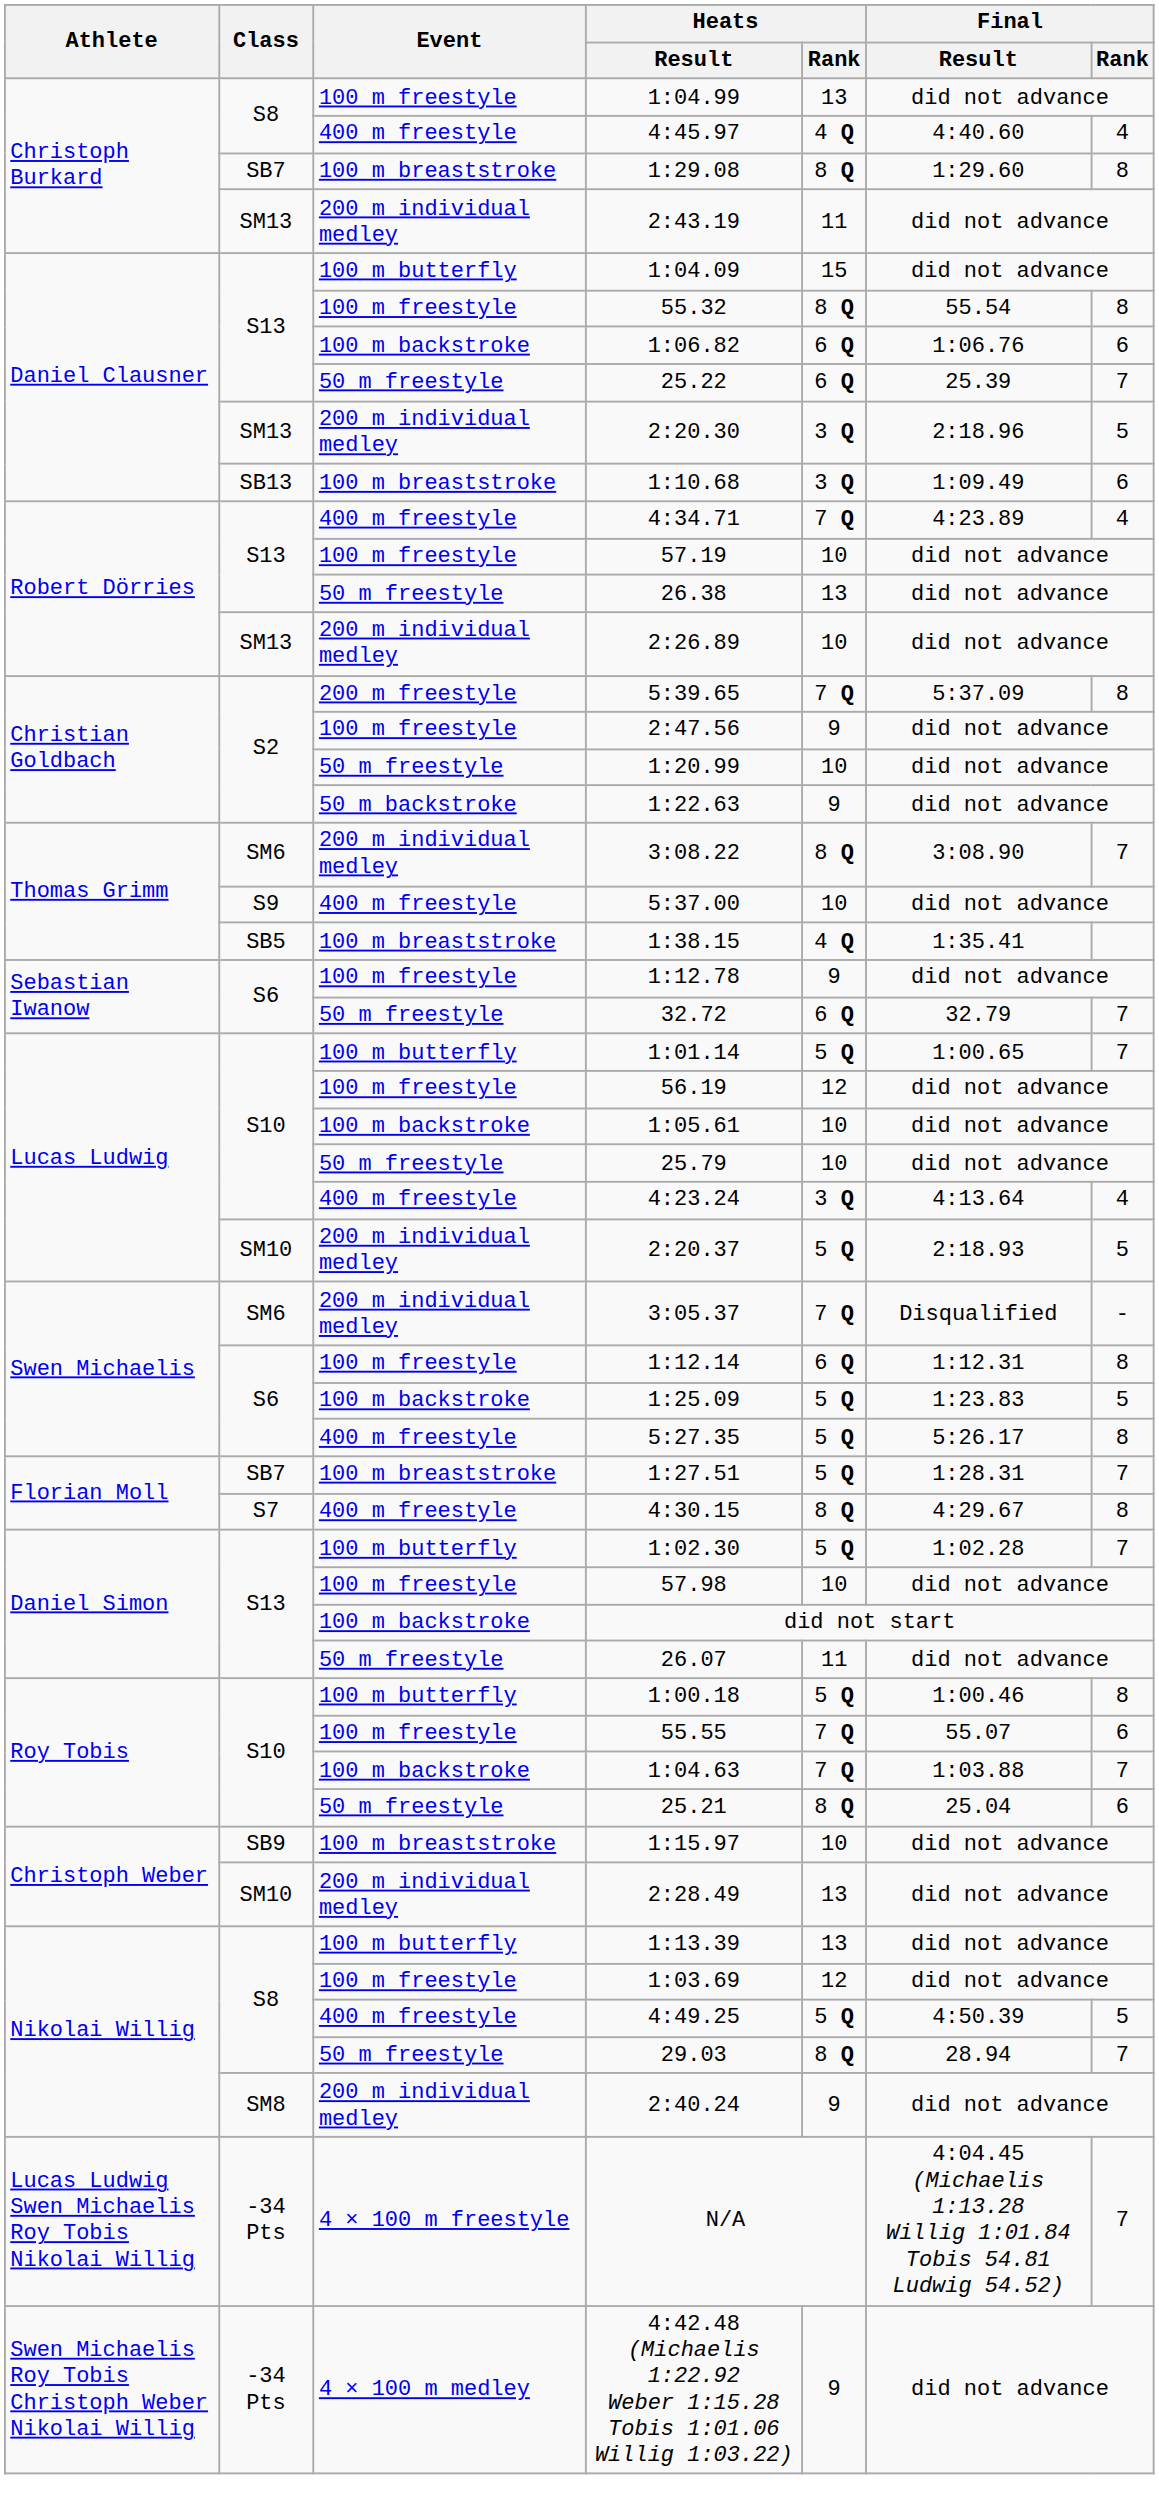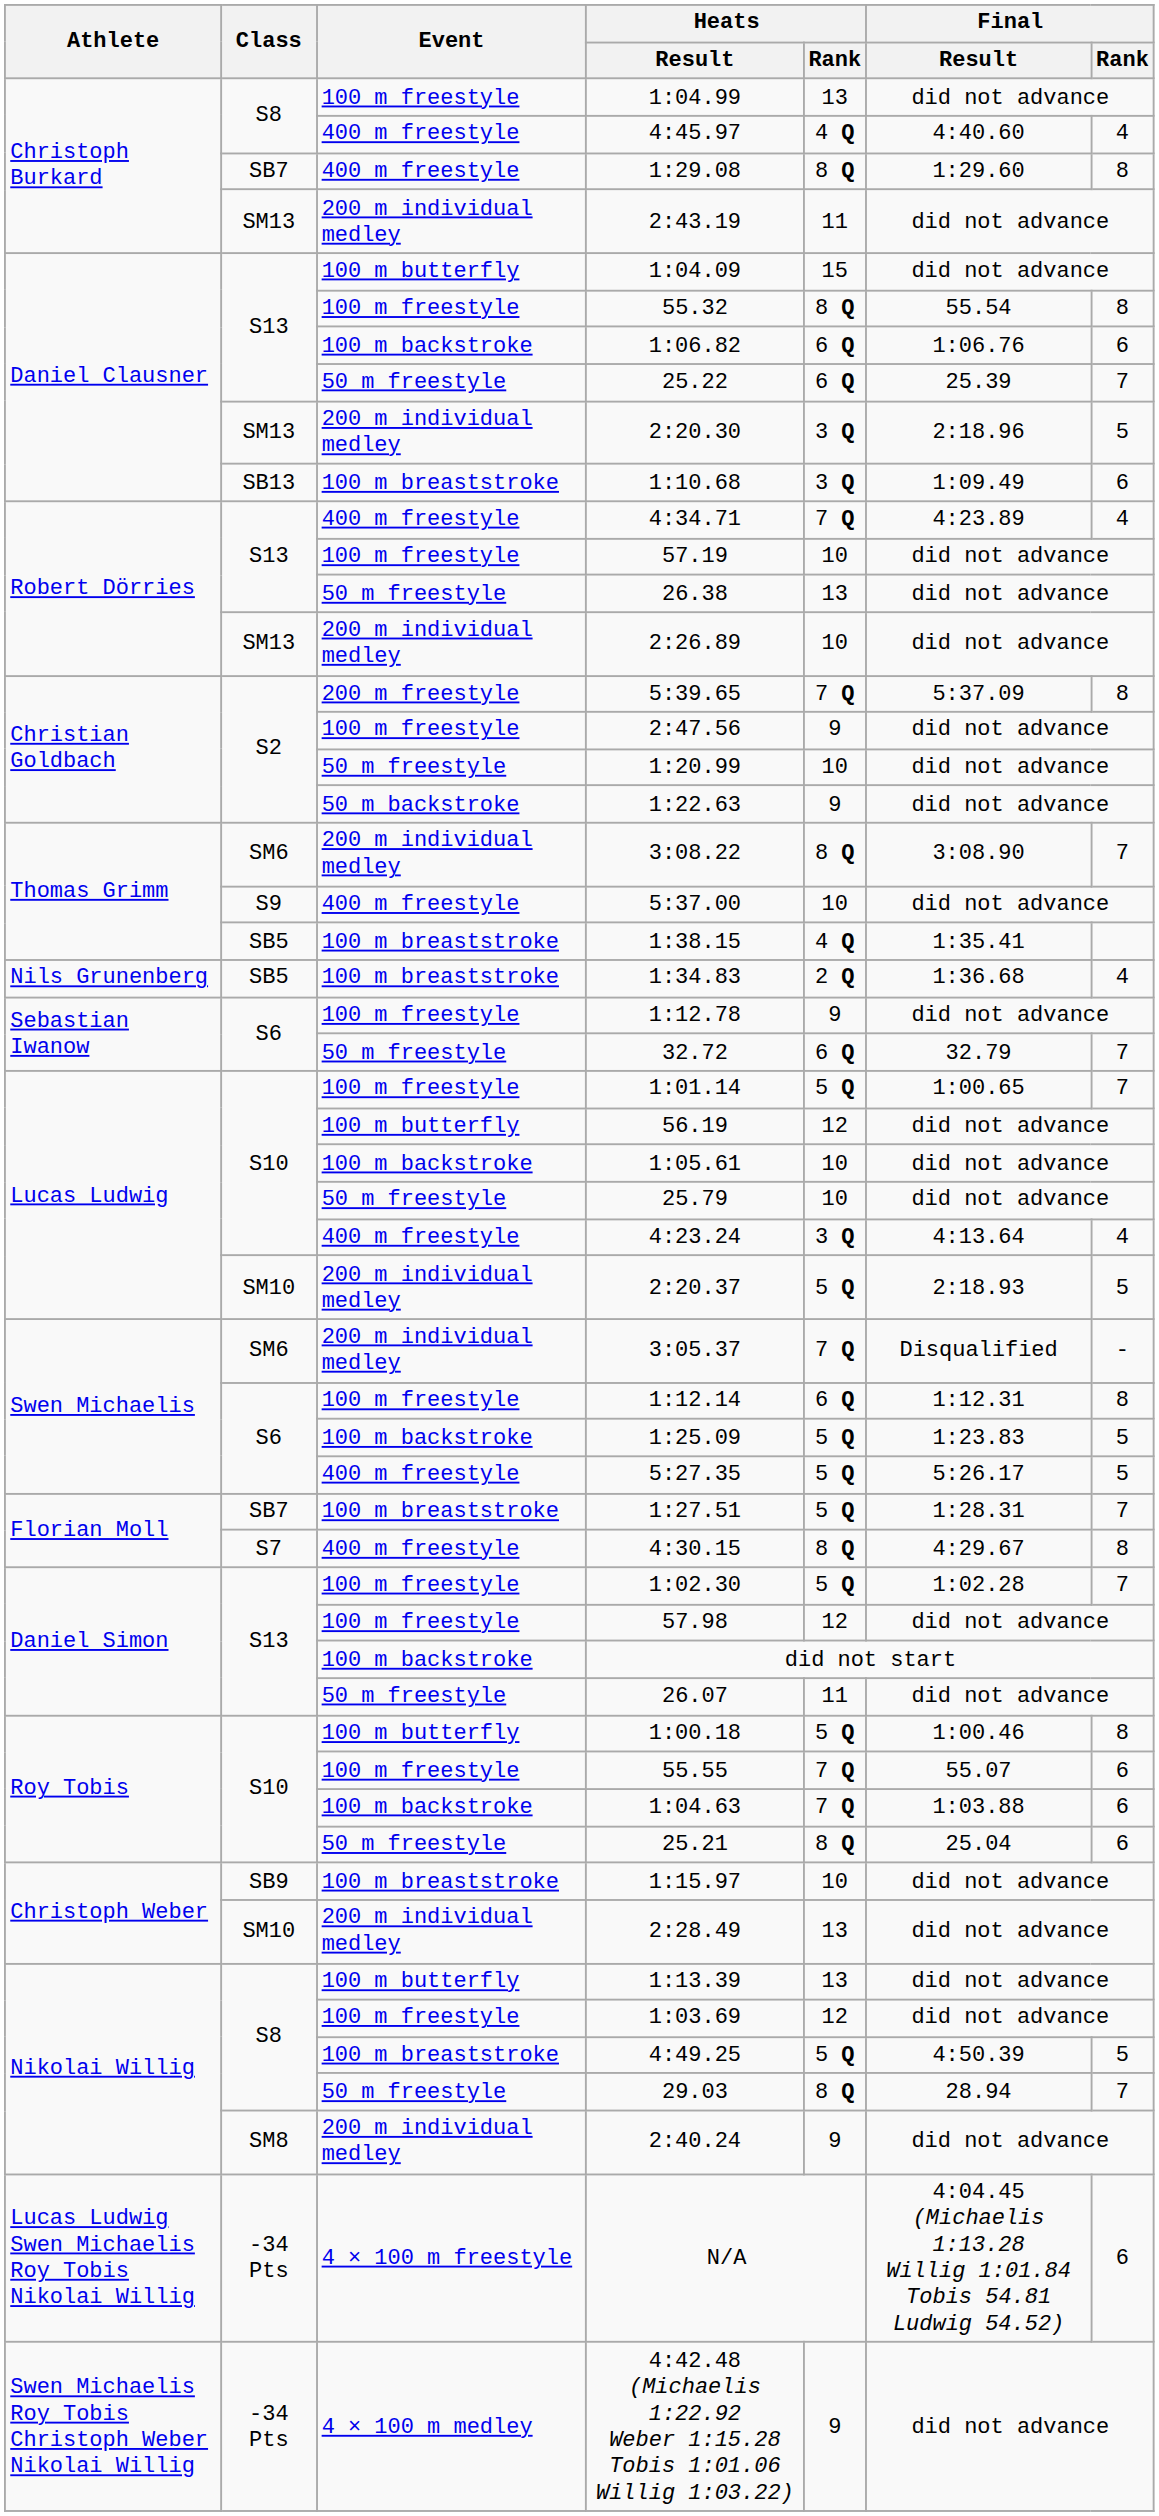(438, 171) 100 m breaststroke -> (421, 171) 400 m freestyle
+ row: (695, 978)
(418, 1052) 100 m butterfly -> (421, 1089) 100 m freestyle
(418, 1089) 100 m freestyle -> (421, 1126) 100 m butterfly
(1122, 1437) 8 -> (1122, 1474) 5
(418, 1548) 100 m butterfly -> (421, 1585) 100 m freestyle
(834, 1585) 10 -> (835, 1622) 12
(1122, 1770) 7 -> (1122, 1807) 6
(418, 2018) 400 m freestyle -> (440, 2055) 100 m breaststroke
(1122, 2221) 7 -> (1122, 2258) 6
